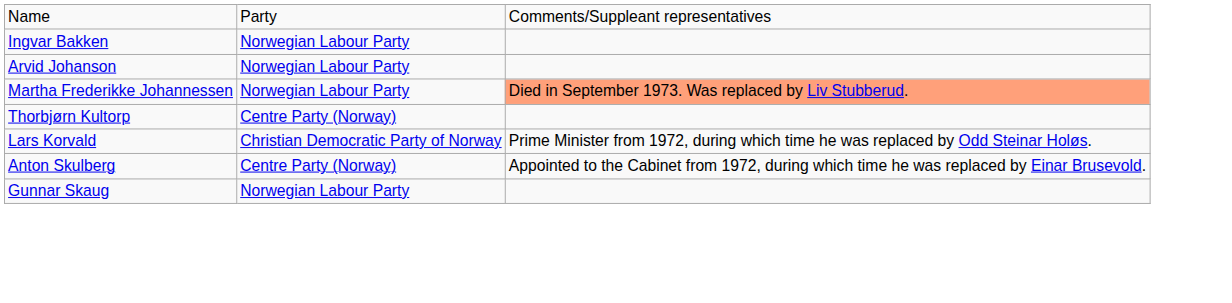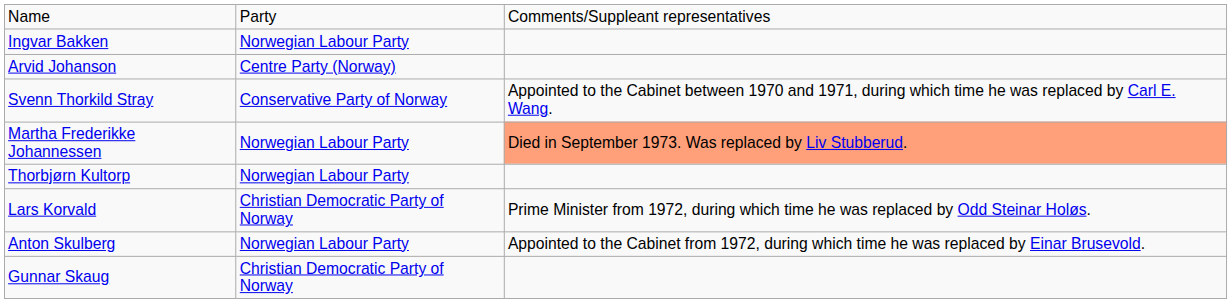(325, 66) Norwegian Labour Party -> (318, 66) Centre Party (Norway)
+ row: (81, 100)
(318, 116) Centre Party (Norway) -> (324, 176) Norwegian Labour Party
(318, 166) Centre Party (Norway) -> (324, 243) Norwegian Labour Party
(325, 191) Norwegian Labour Party -> (342, 277) Christian Democratic Party of Norway
